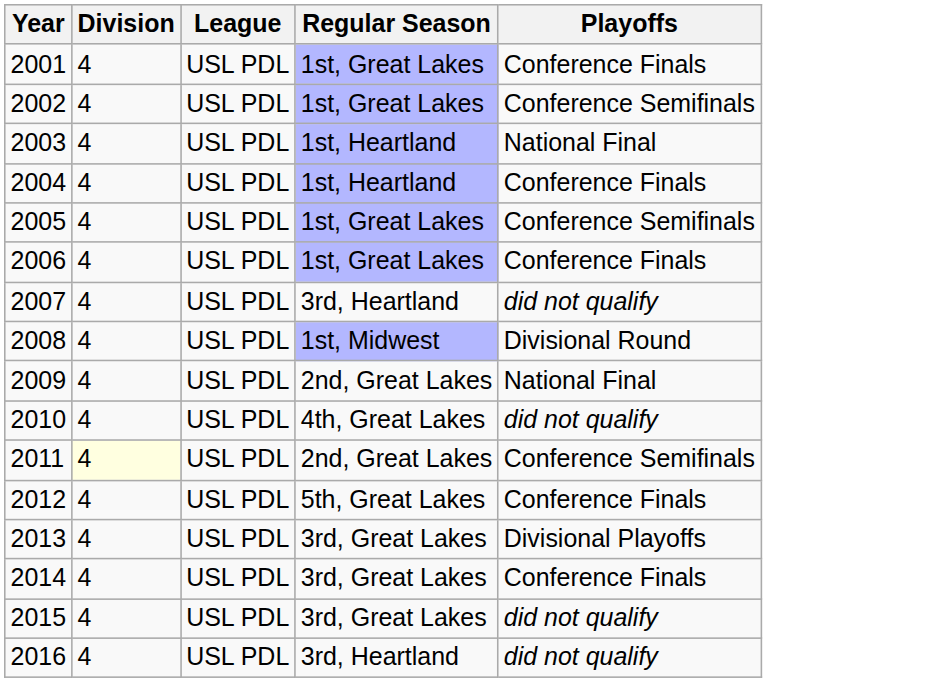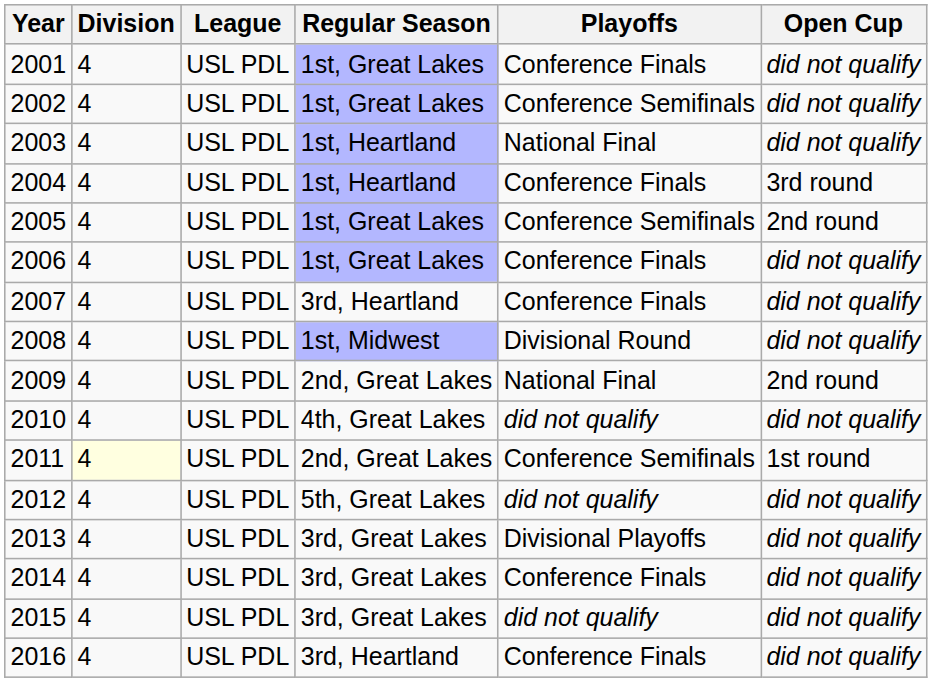+ column: (843, 24)
(581, 301) did not qualify -> (605, 301) Conference Finals
(605, 499) Conference Finals -> (581, 499) did not qualify
(581, 657) did not qualify -> (605, 657) Conference Finals
